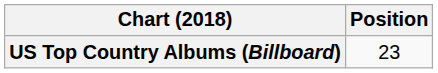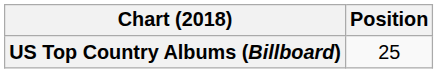(389, 51) 23 -> (389, 51) 25
